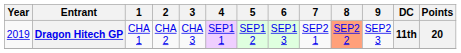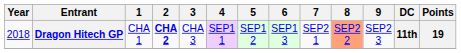(18, 34) 2019 -> (18, 34) 2018
(166, 34) normal -> (166, 34) bold
(437, 34) 20 -> (438, 34) 19
